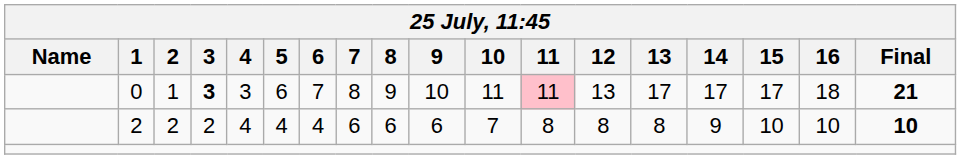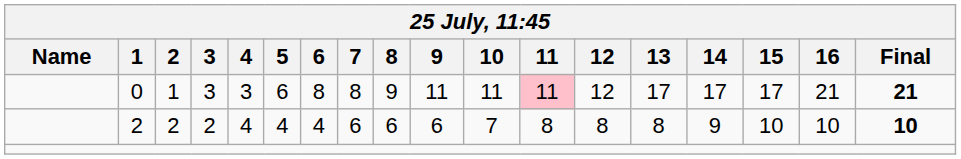(209, 91) bold -> (210, 91) normal
(318, 91) 7 -> (319, 91) 8
(437, 91) 10 -> (437, 91) 11
(603, 91) 13 -> (602, 91) 12
(828, 91) 18 -> (827, 91) 21
